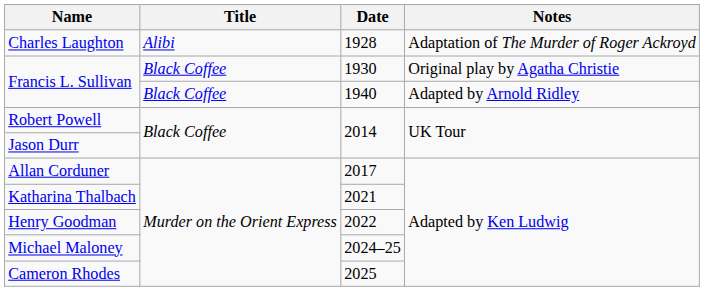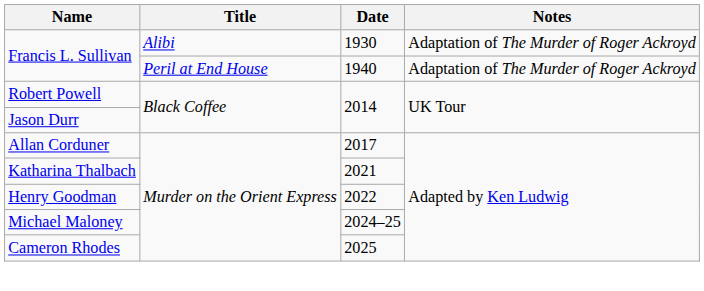- row: (66, 42)
(185, 68) Black Coffee -> (159, 42) Alibi
(514, 68) Original play by Agatha Christie -> (552, 42) Adaptation of The Murder of Roger Ackroyd
(185, 94) Black Coffee -> (205, 68) Peril at End House
(494, 94) Adapted by Arnold Ridley -> (552, 68) Adaptation of The Murder of Roger Ackroyd
